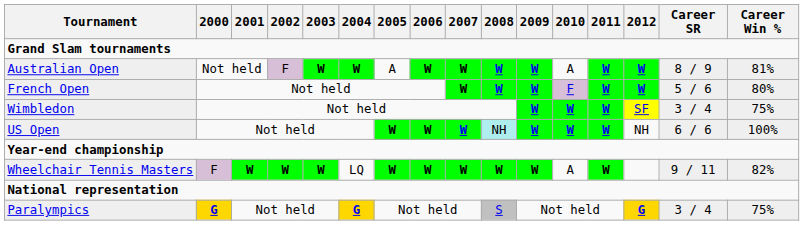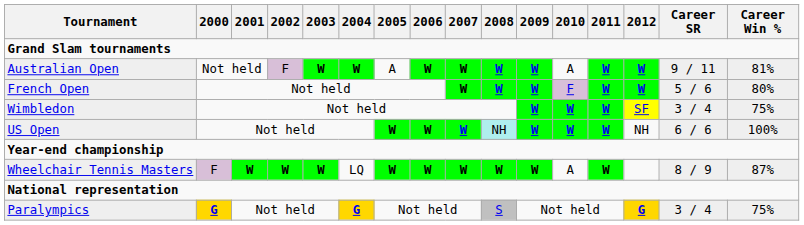(693, 69) 8 / 9 -> (693, 69) 9 / 11
(693, 170) 9 / 11 -> (693, 170) 8 / 9
(763, 170) 82% -> (763, 170) 87%
